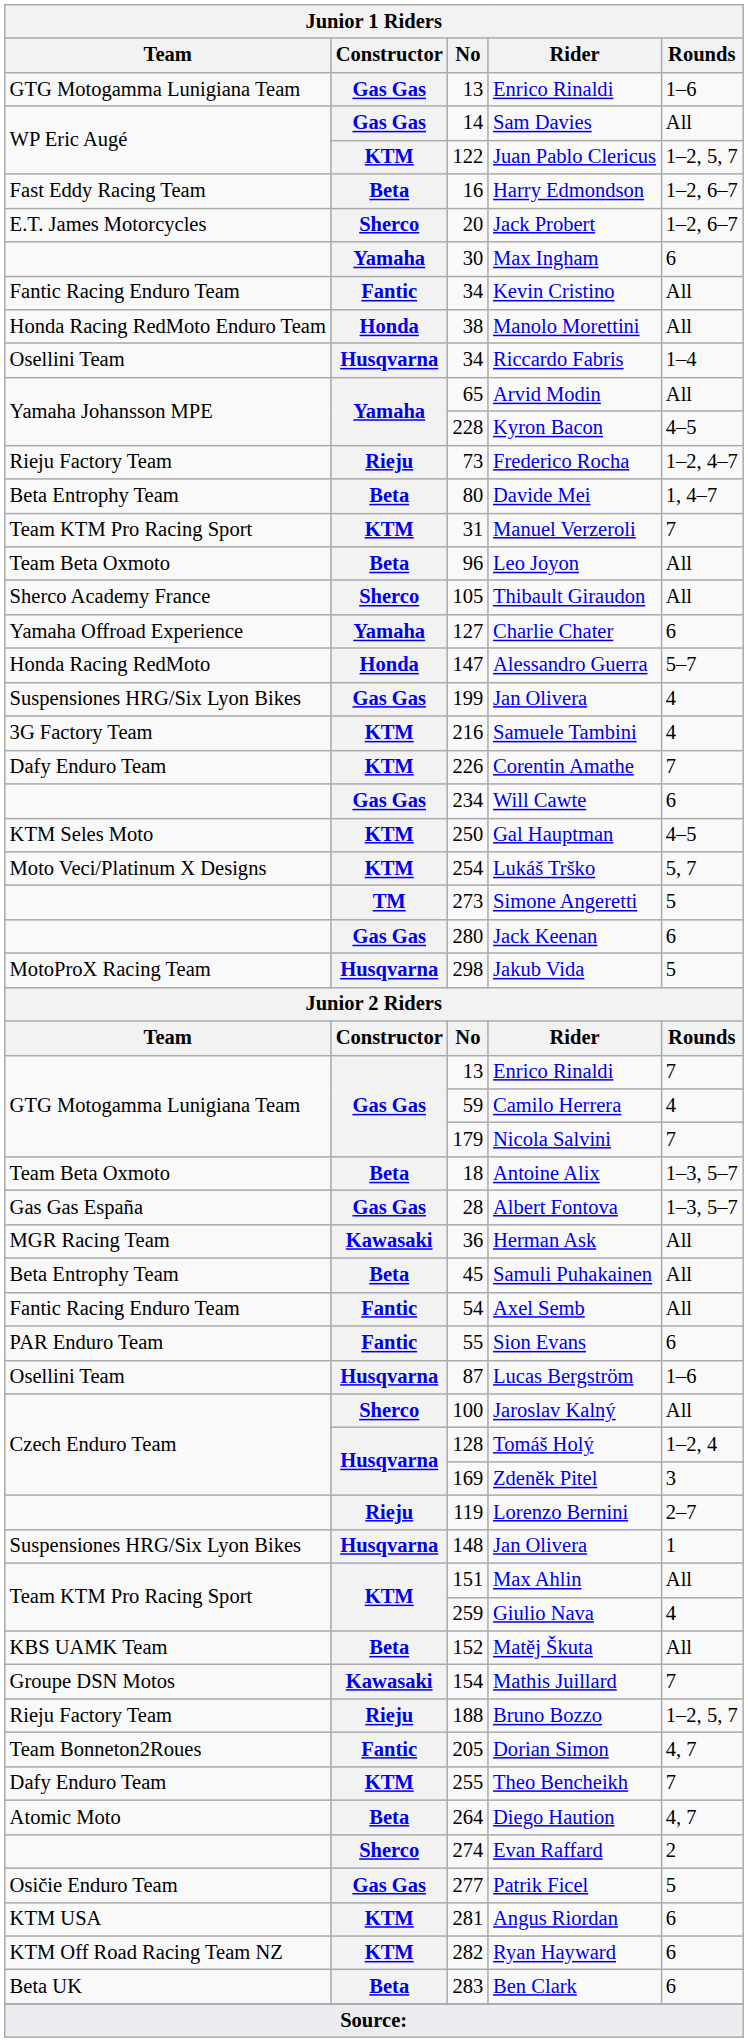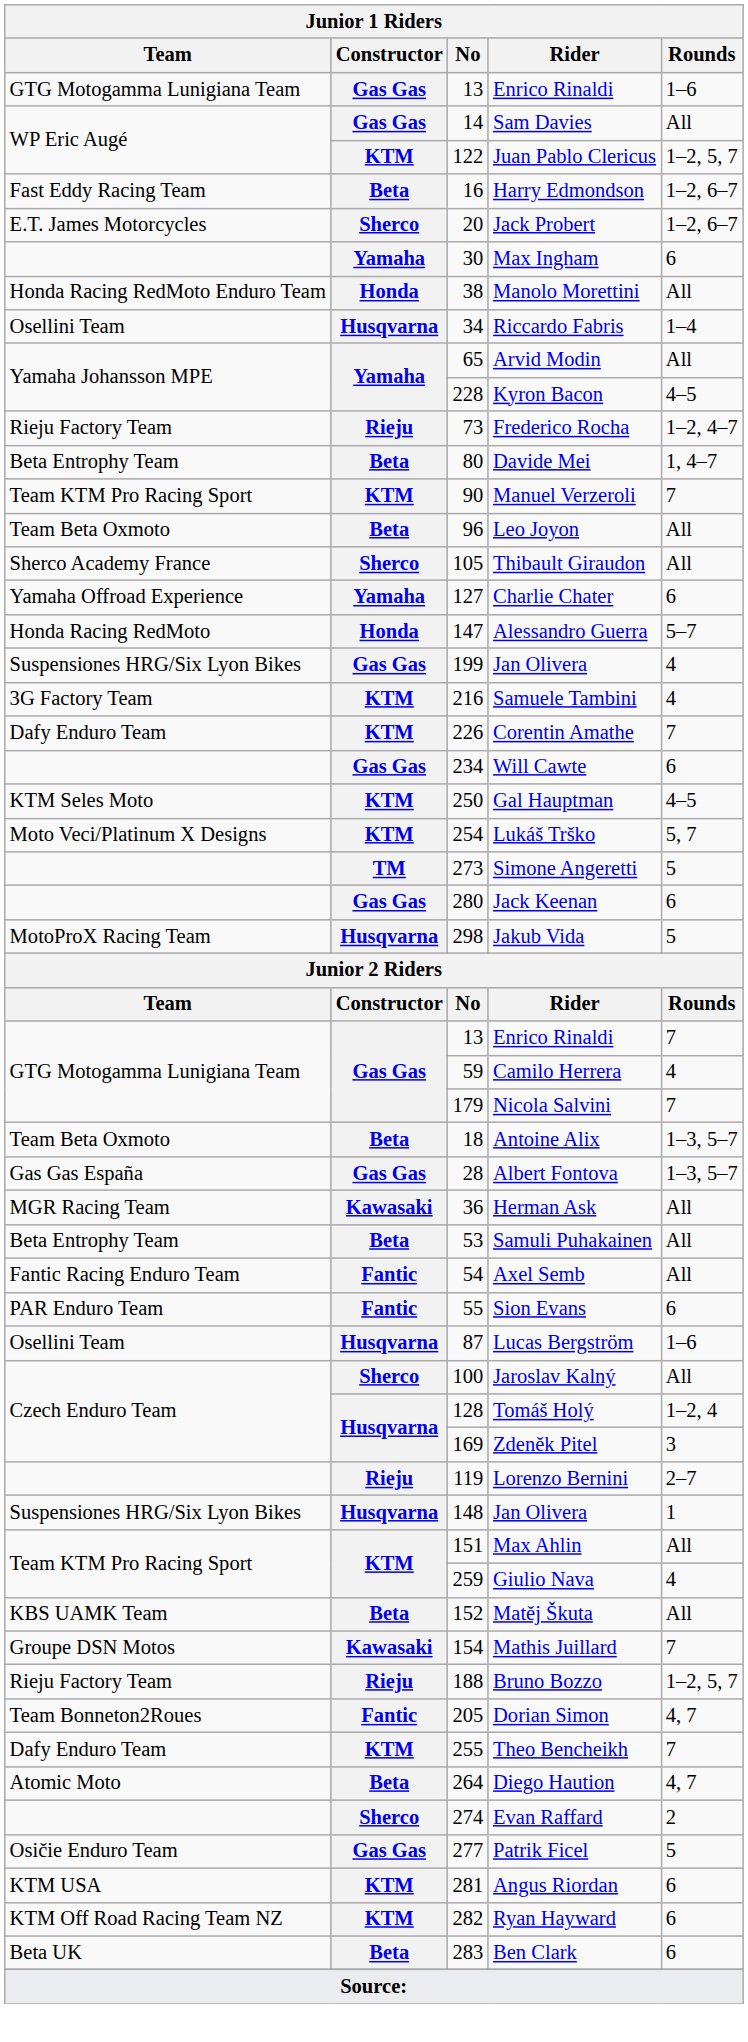- row: (389, 292)
(473, 529) 31 -> (473, 495) 90
(473, 1274) 45 -> (473, 1240) 53
